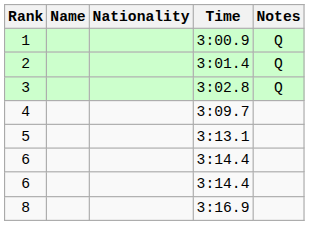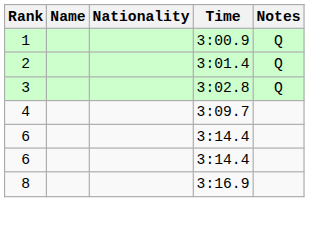- row: (26, 136)
